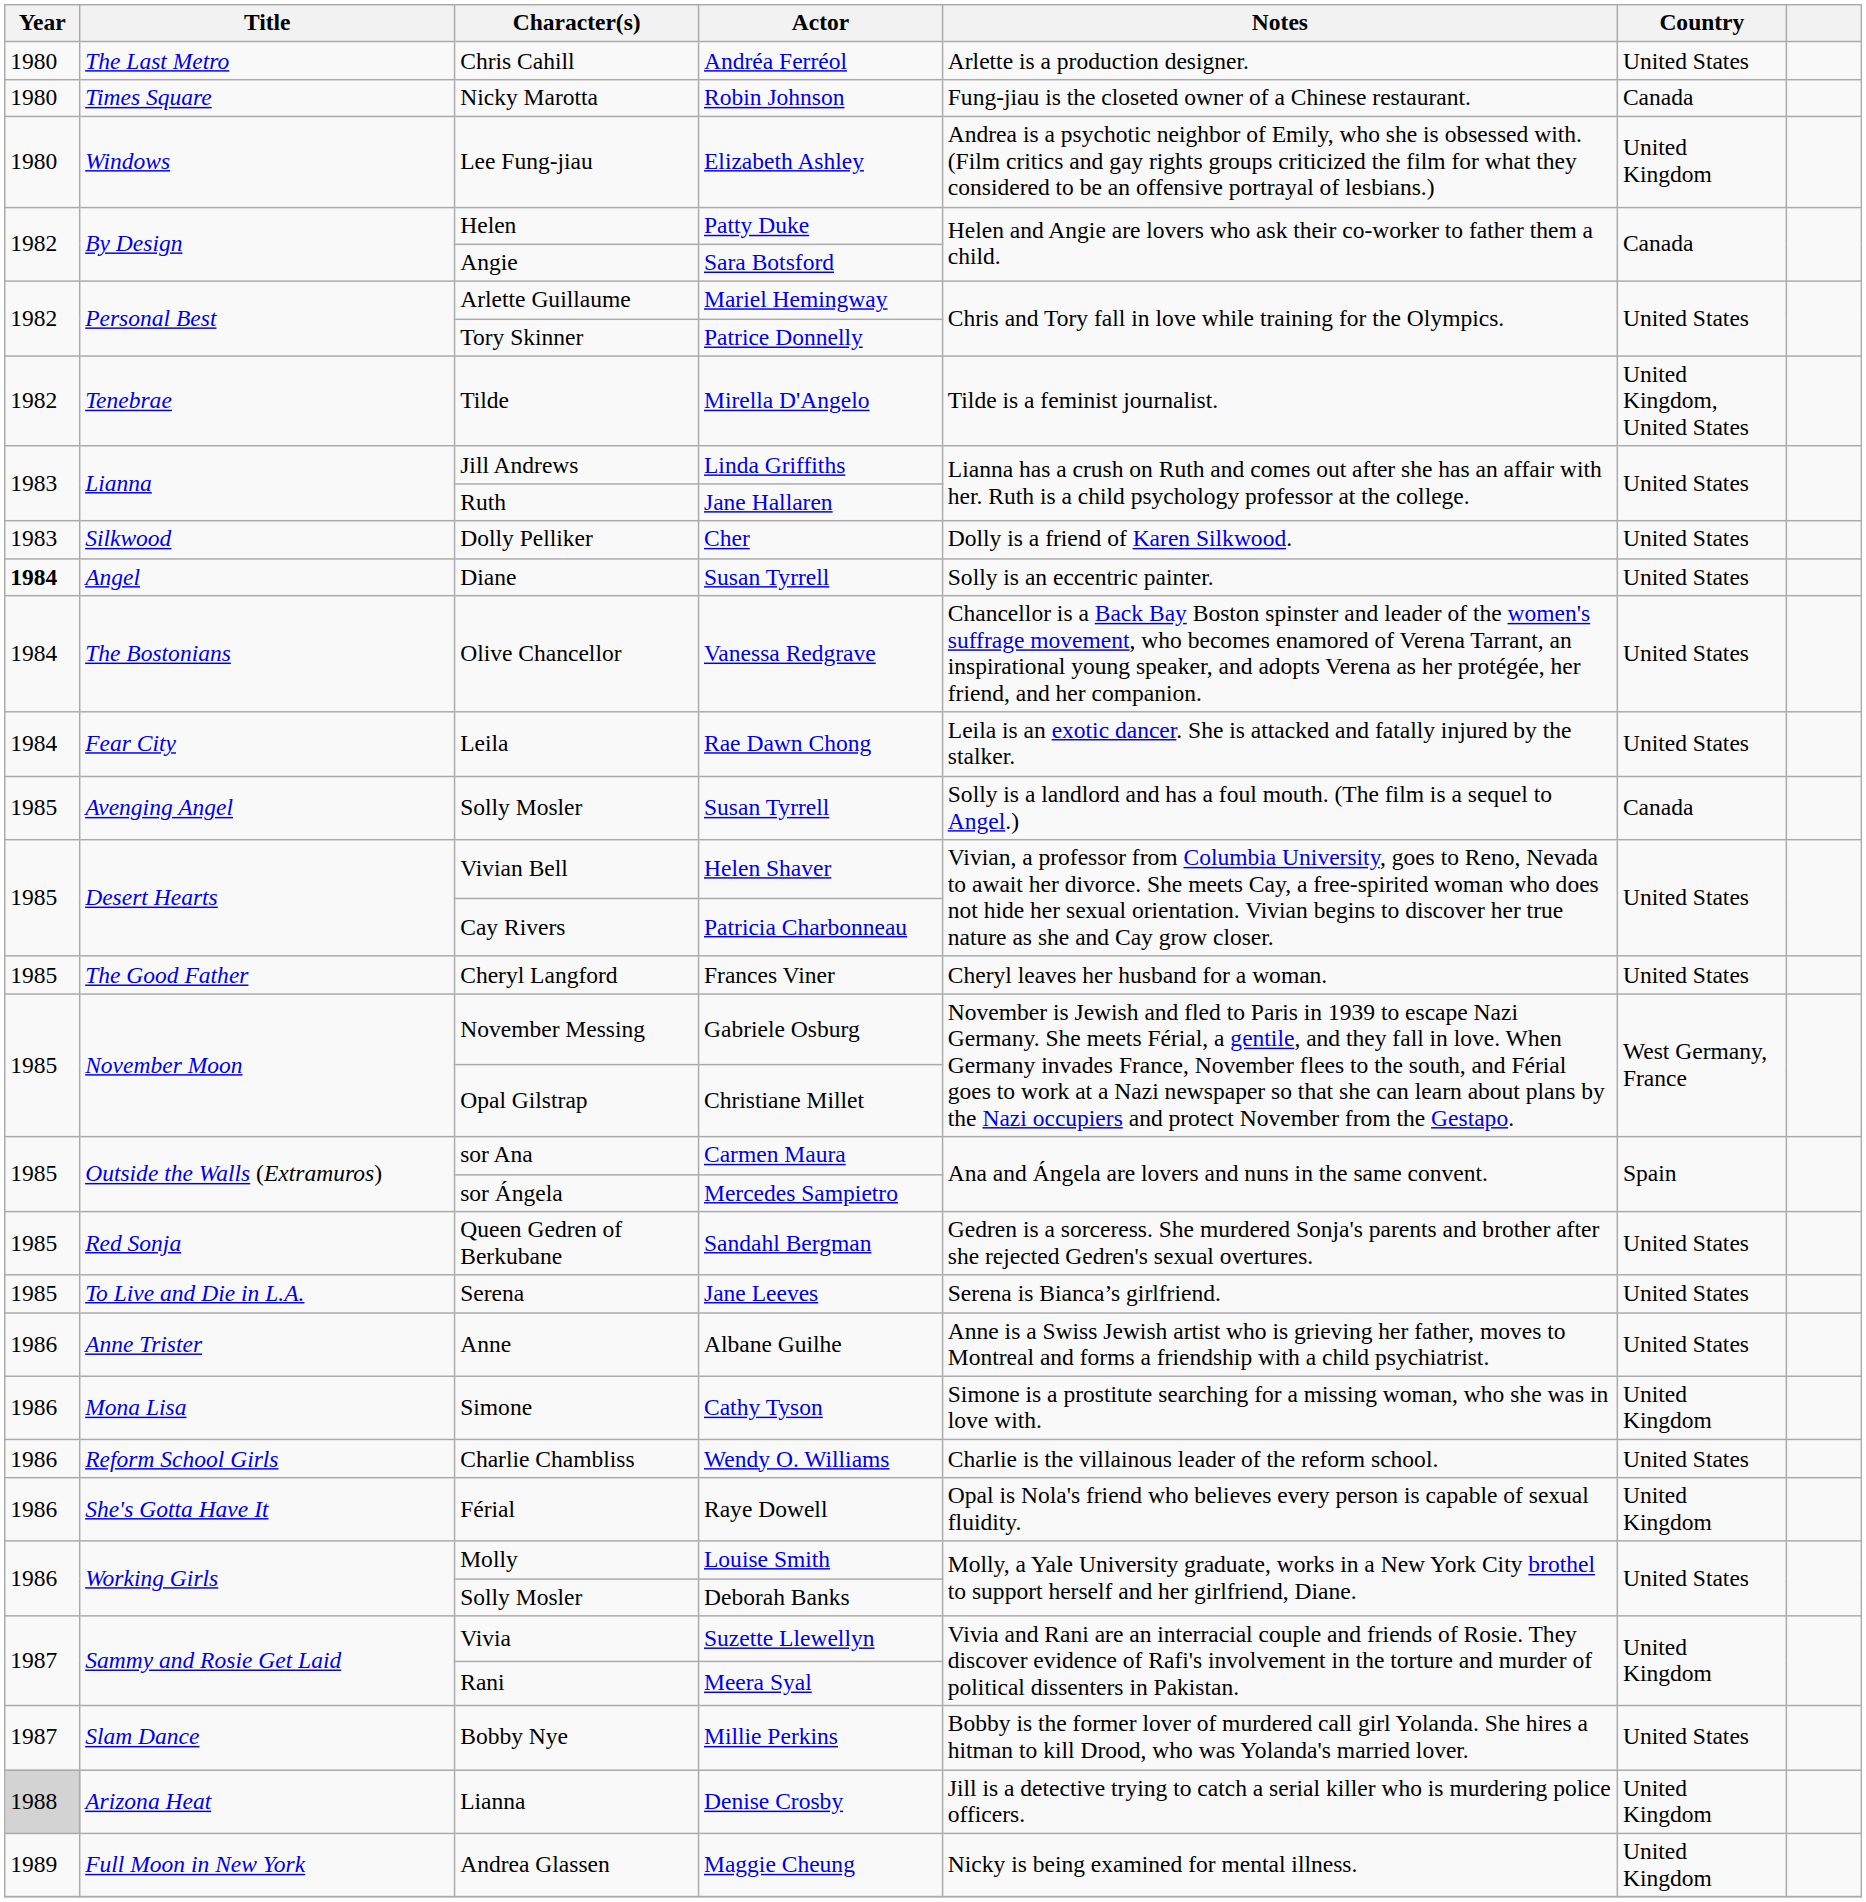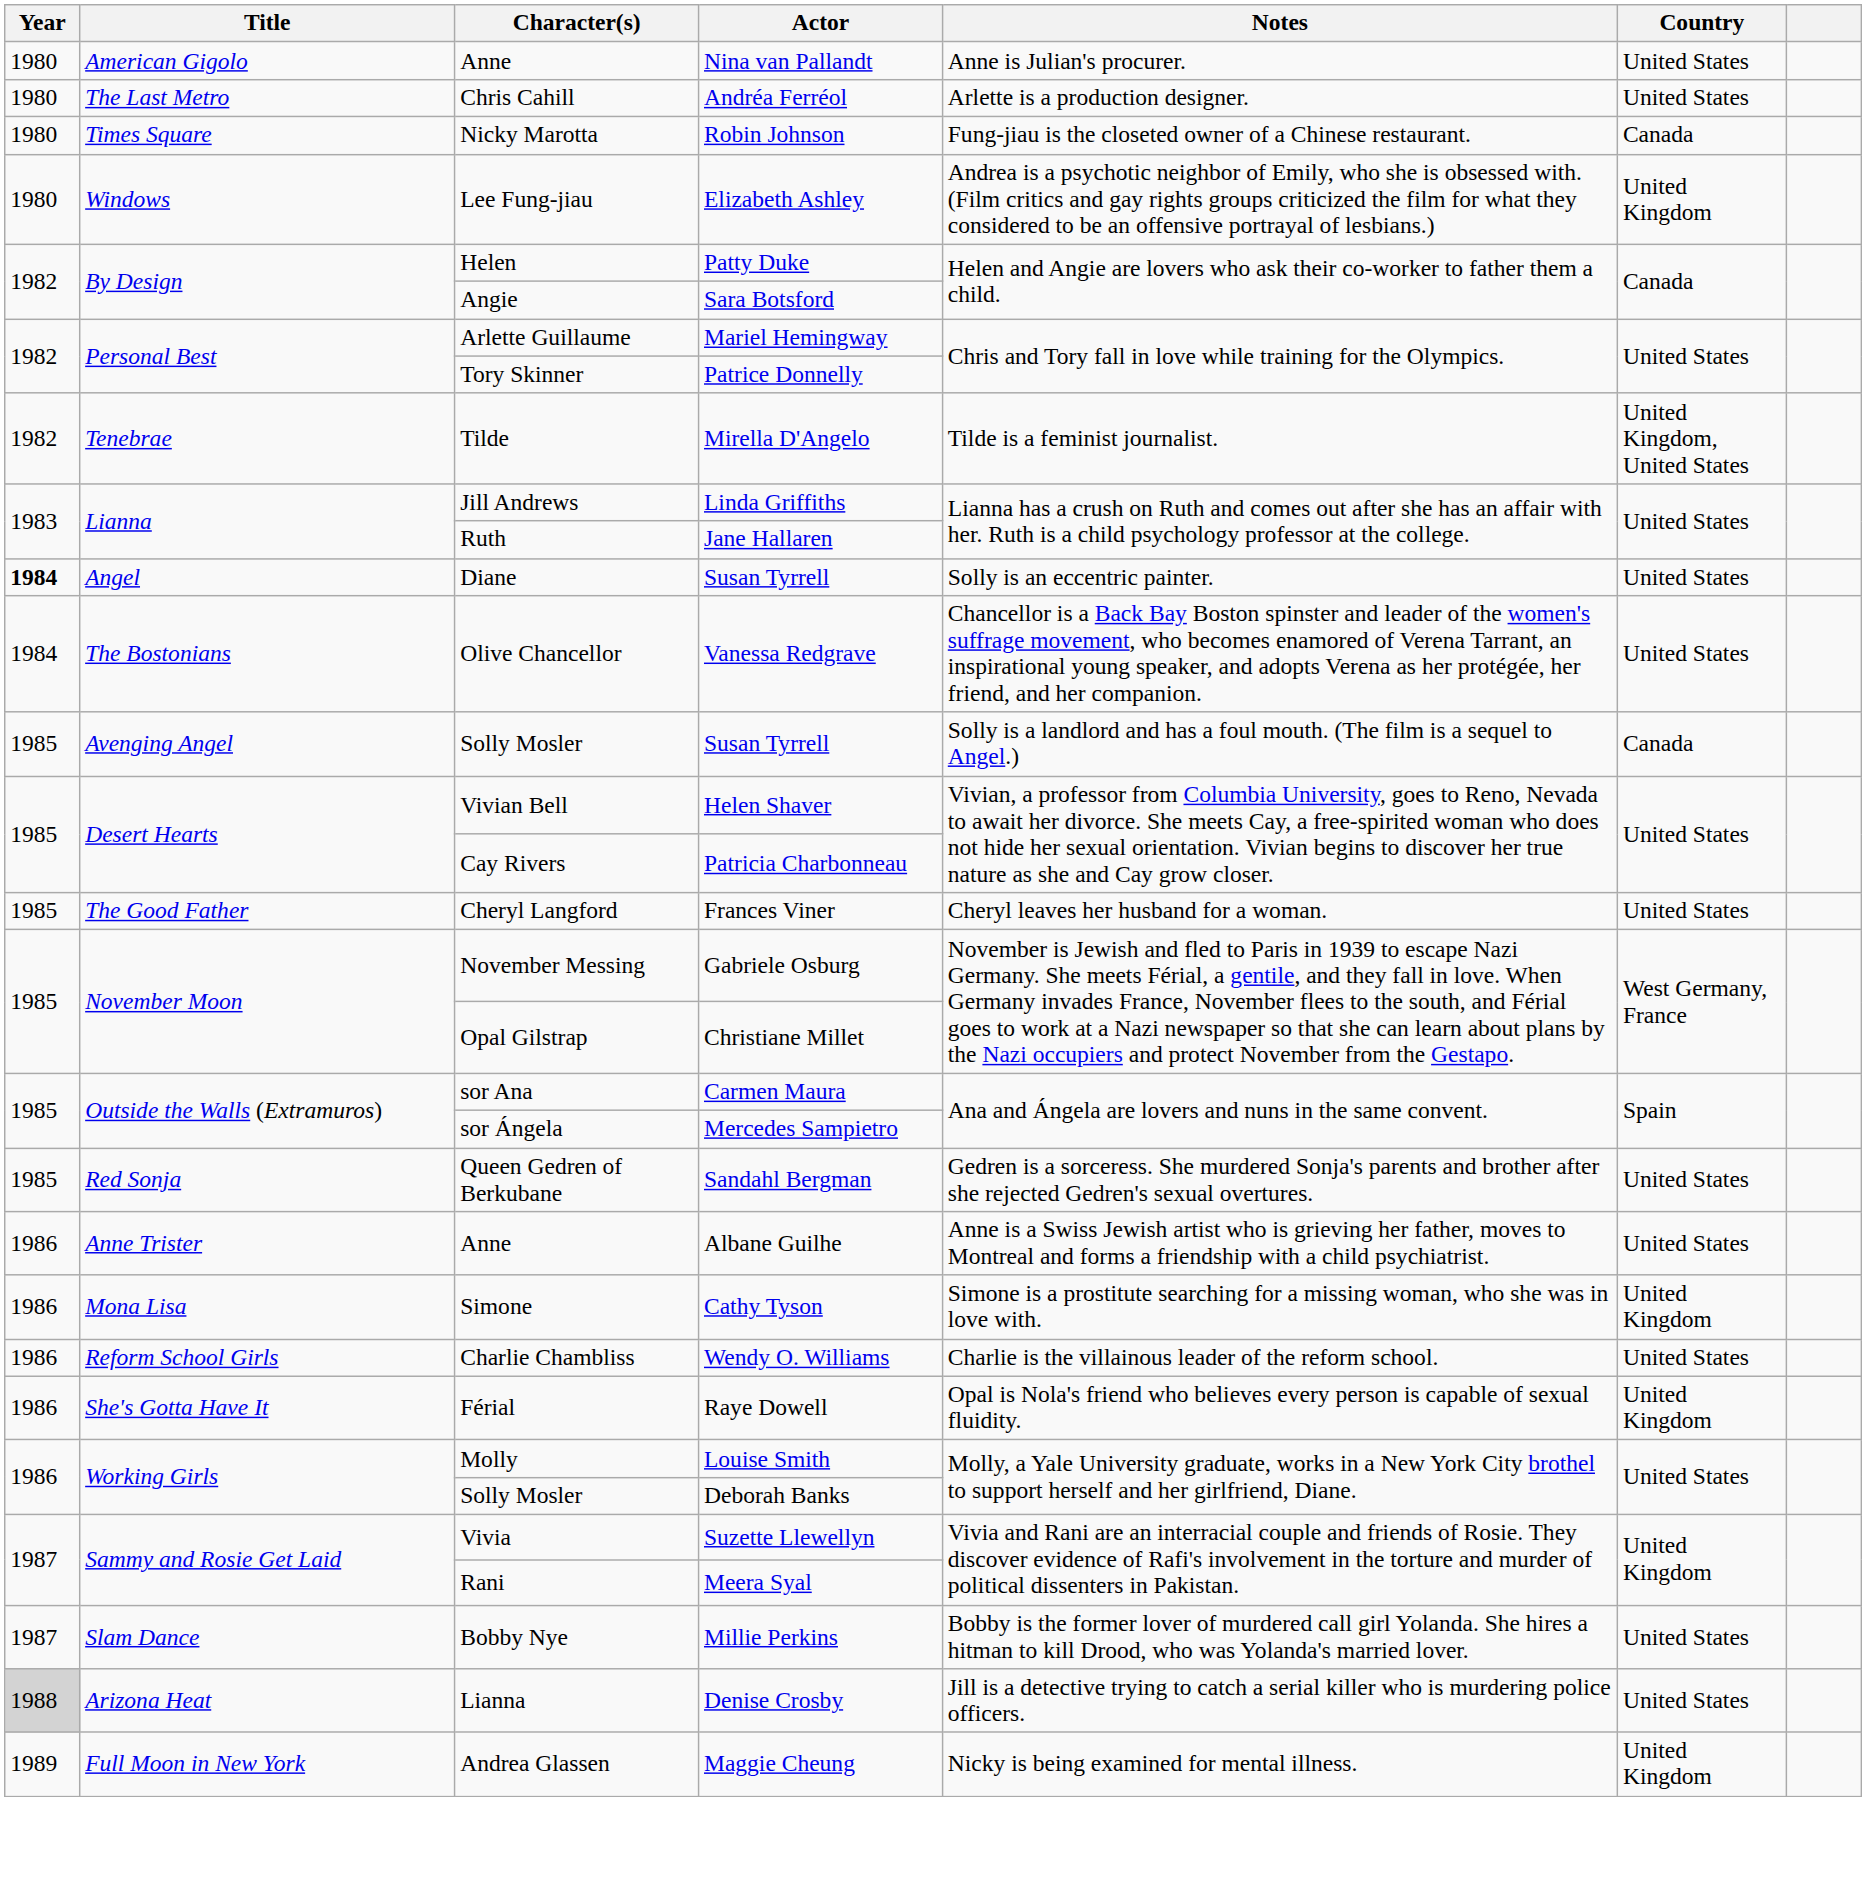+ row: (166, 60)
- row: (128, 539)
- row: (131, 743)
- row: (195, 1293)
(1667, 1801) United Kingdom -> (1686, 1700) United States
